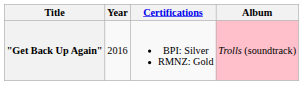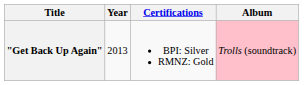(117, 50) 2016 -> (117, 50) 2013
